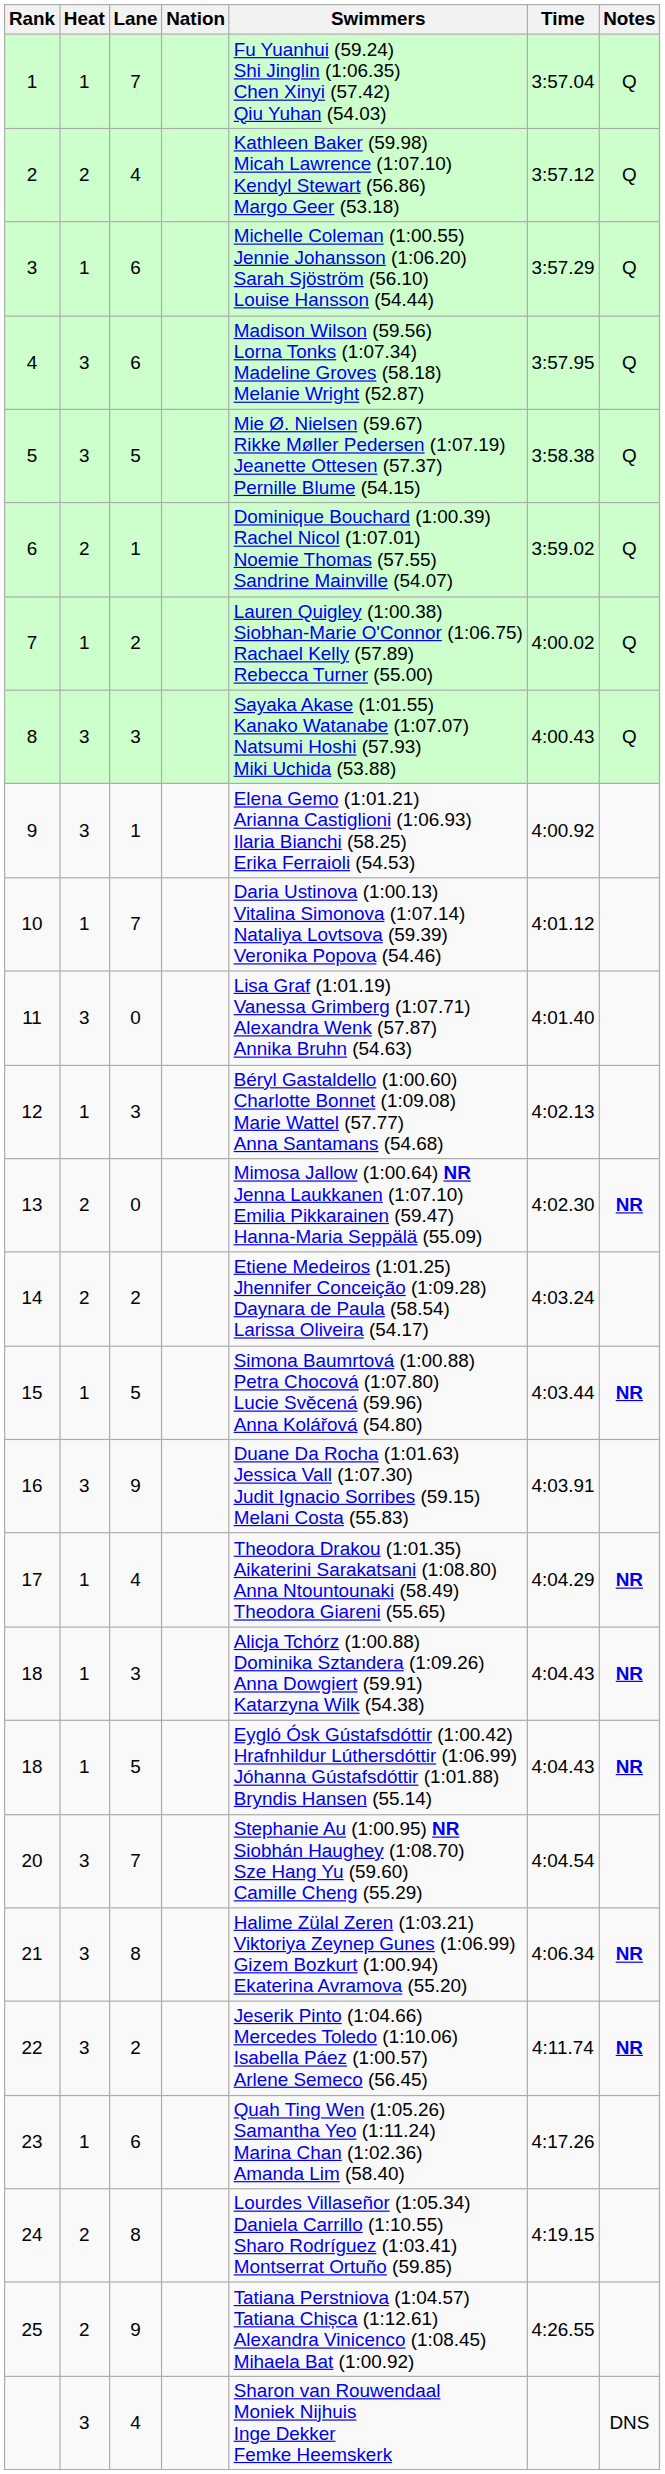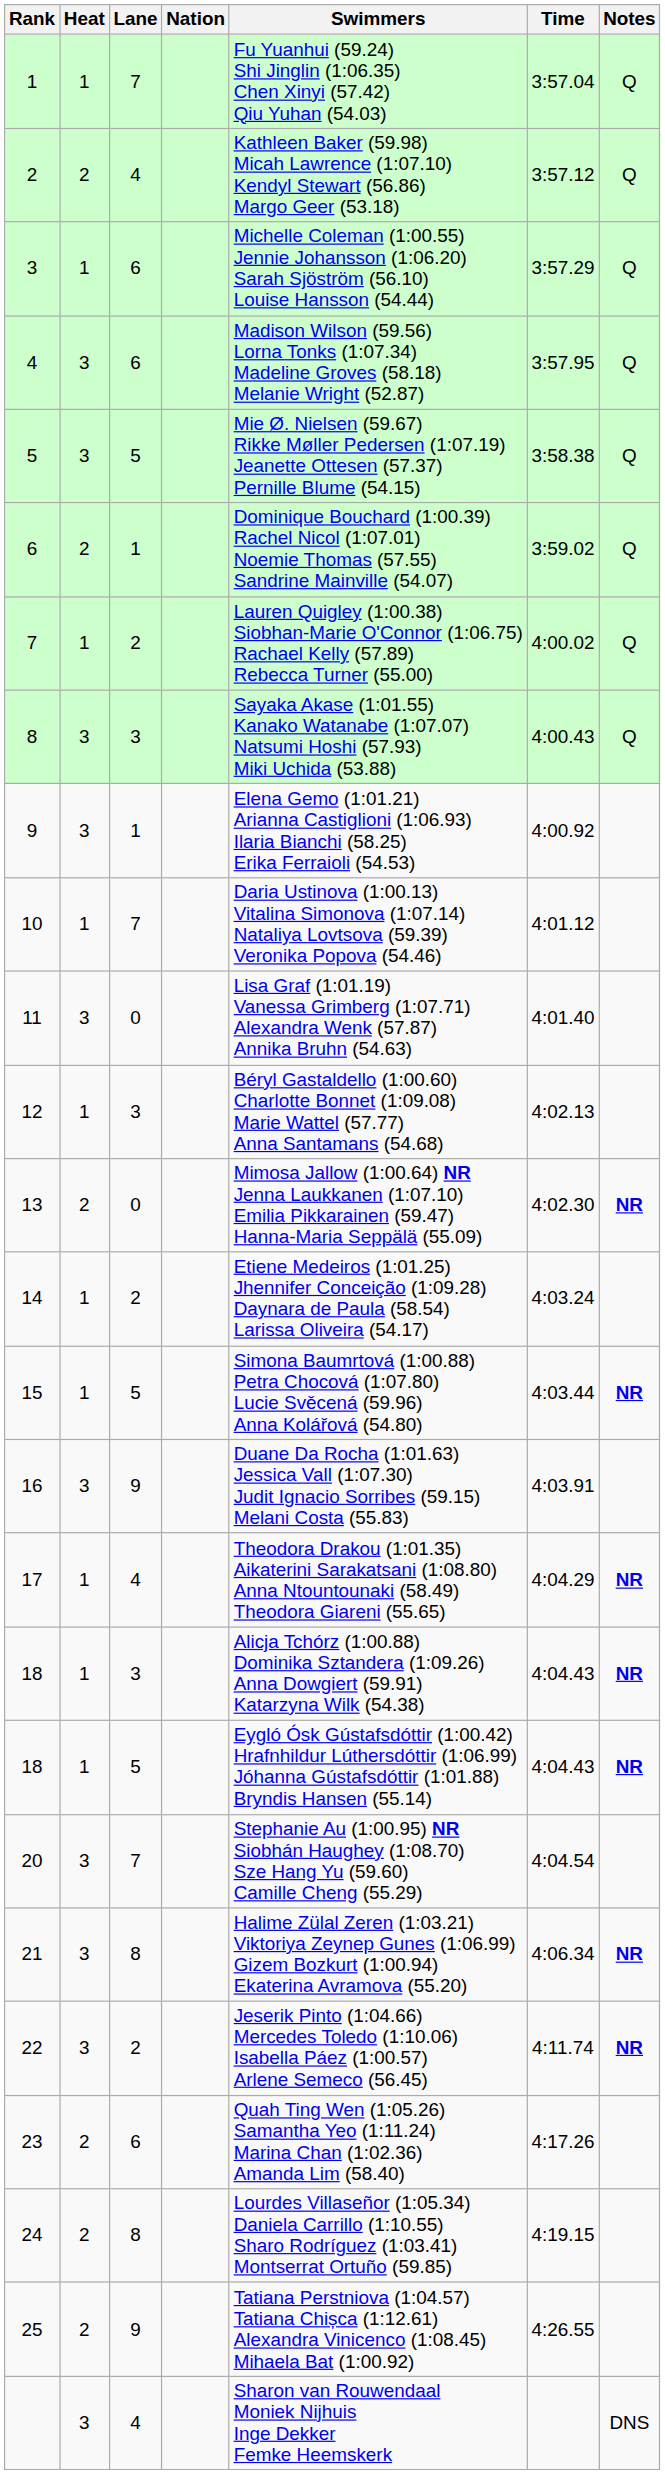(84, 1298) 2 -> (84, 1298) 1
(84, 2141) 1 -> (84, 2141) 2
